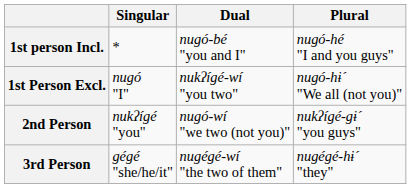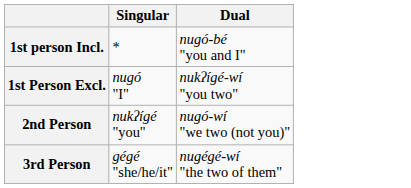- column: (349, 15)
